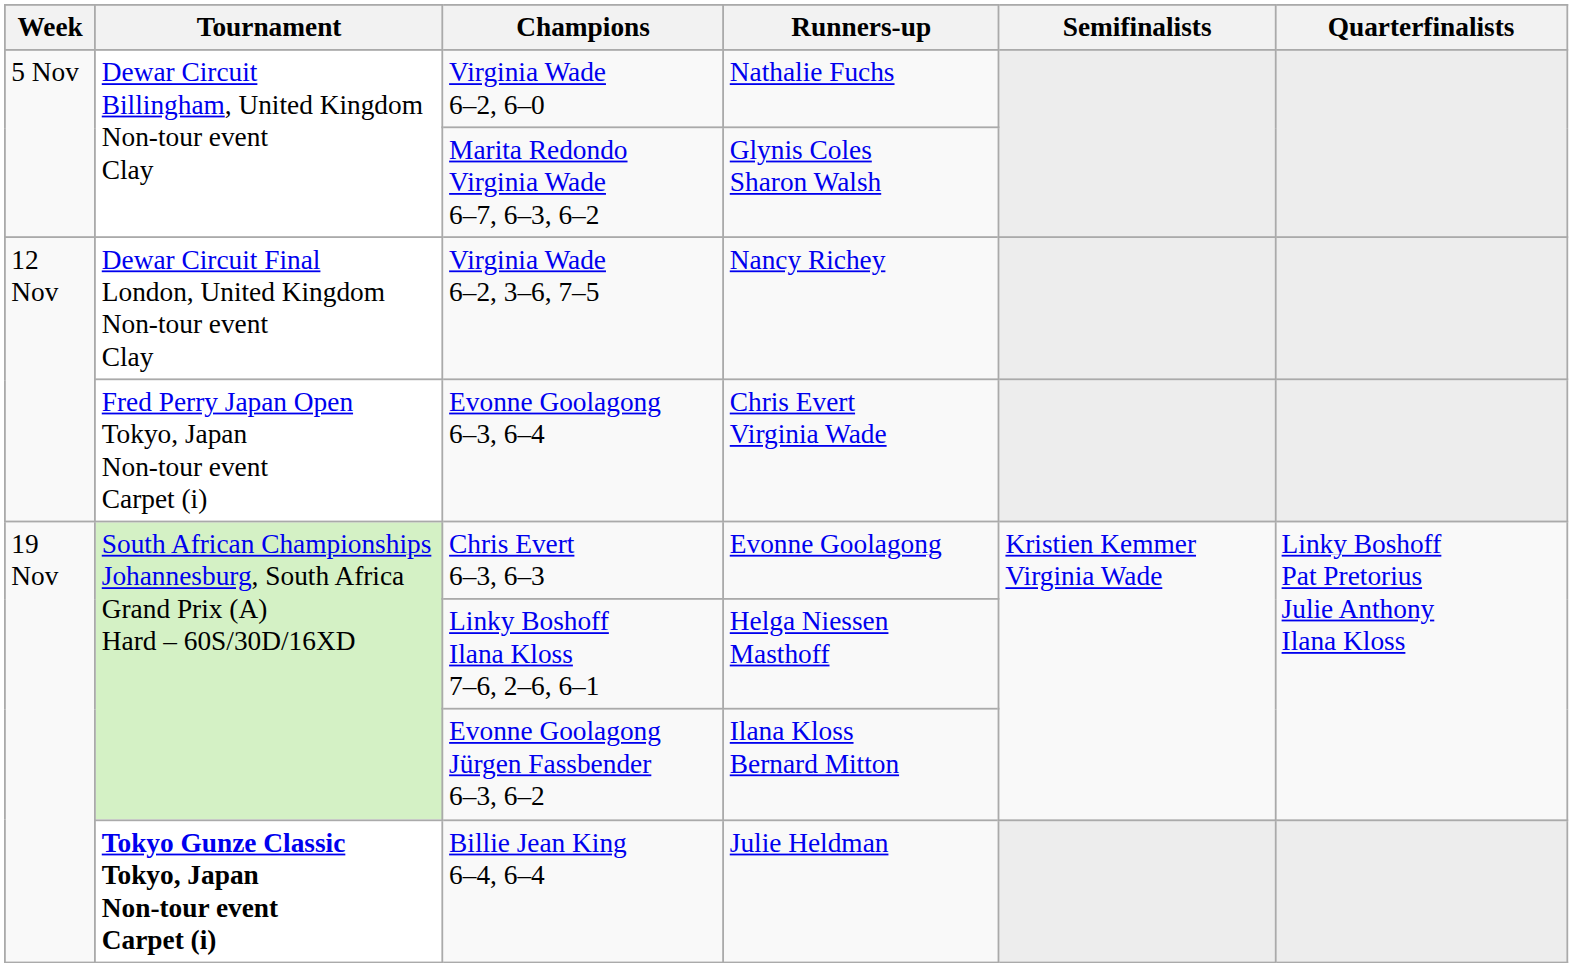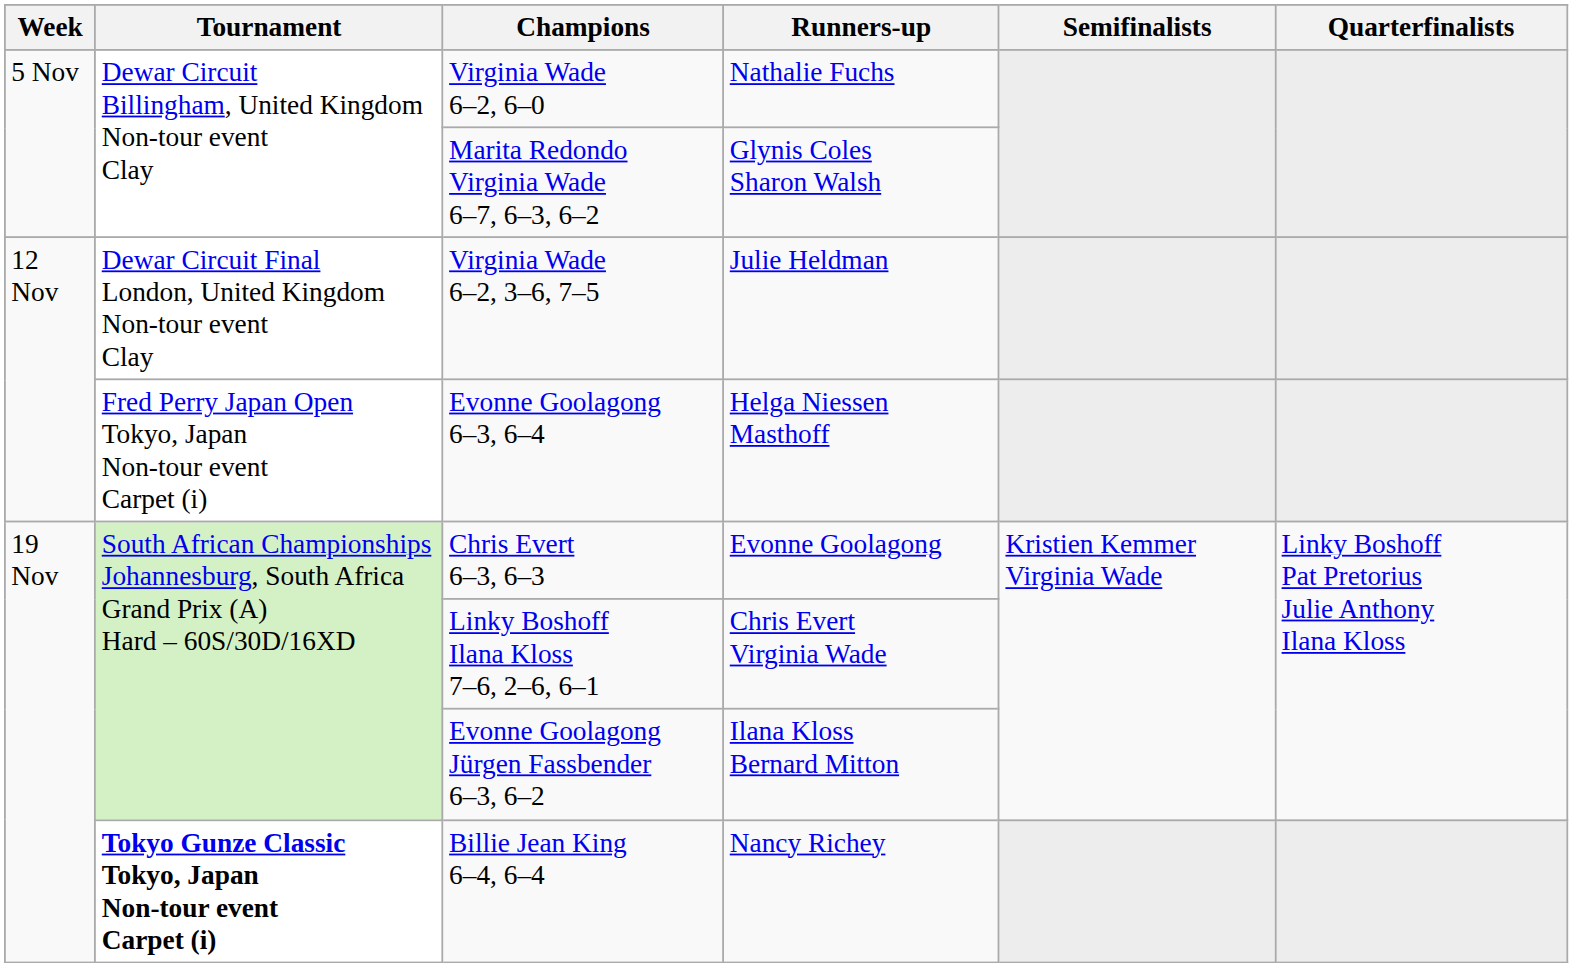(808, 259) Nancy Richey -> (809, 259) Julie Heldman
(808, 418) Chris Evert Virginia Wade -> (809, 418) Helga Niessen Masthoff
(809, 638) Helga Niessen Masthoff -> (808, 638) Chris Evert Virginia Wade
(809, 841) Julie Heldman -> (808, 841) Nancy Richey
